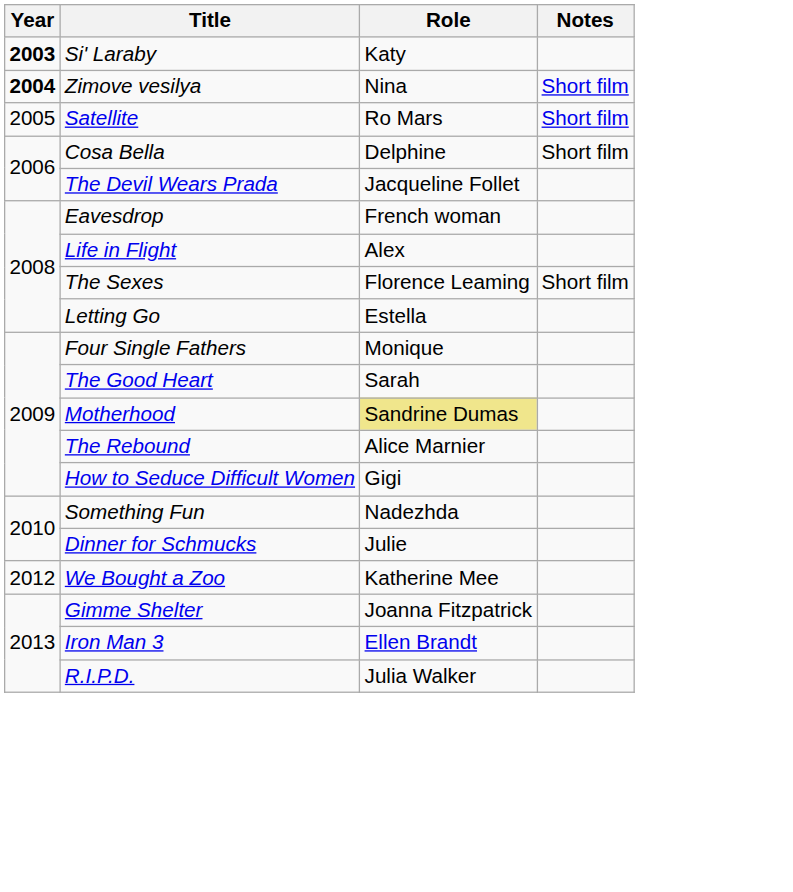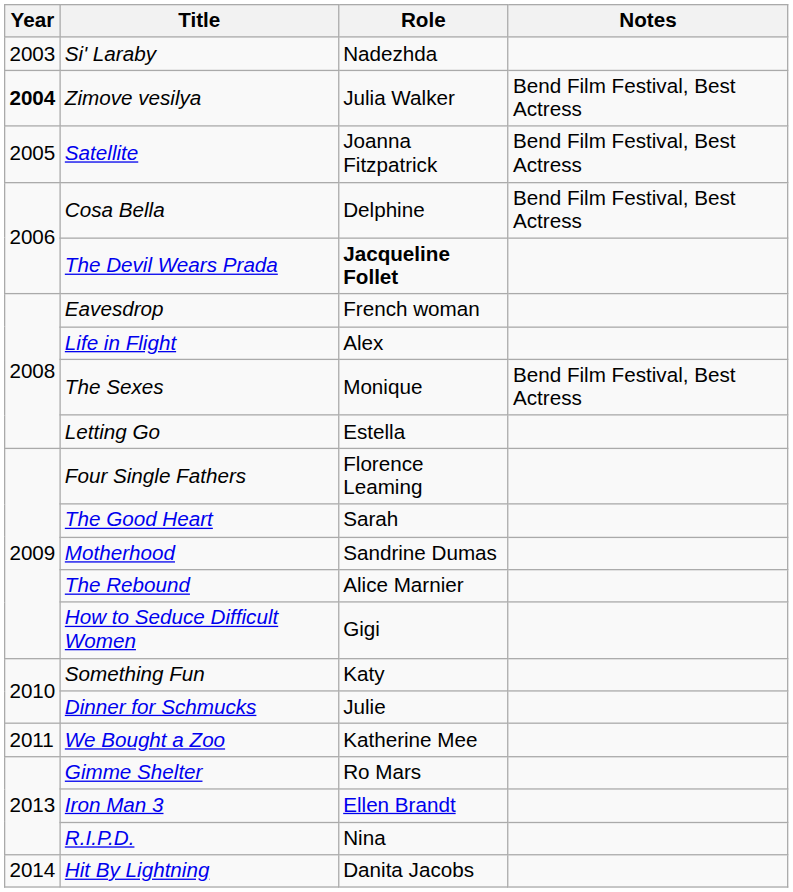(32, 53) bold -> (32, 53) normal
(385, 53) Katy -> (390, 53) Nadezhda
(386, 86) Nina -> (399, 97) Julia Walker
(585, 86) Short film -> (624, 97) Bend Film Festival, Best Actress
(404, 119) Ro Mars -> (390, 153) Joanna Fitzpatrick
(585, 119) Short film -> (624, 153) Bend Film Festival, Best Actress
(585, 151) Short film -> (624, 209) Bend Film Festival, Best Actress
(442, 184) normal -> (397, 265) bold
(447, 282) Florence Leaming -> (383, 387) Monique
(585, 282) Short film -> (624, 387) Bend Film Festival, Best Actress
(404, 348) Monique -> (383, 475) Florence Leaming
(441, 413) khaki background -> (420, 552) no background
(412, 511) Nadezhda -> (364, 674) Katy
(32, 577) 2012 -> (32, 739) 2011
(448, 610) Joanna Fitzpatrick -> (382, 772) Ro Mars
(420, 675) Julia Walker -> (364, 838) Nina
+ row: (137, 870)
